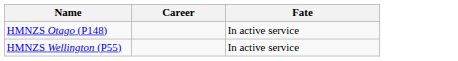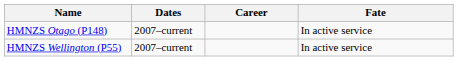+ column: (168, 13)
